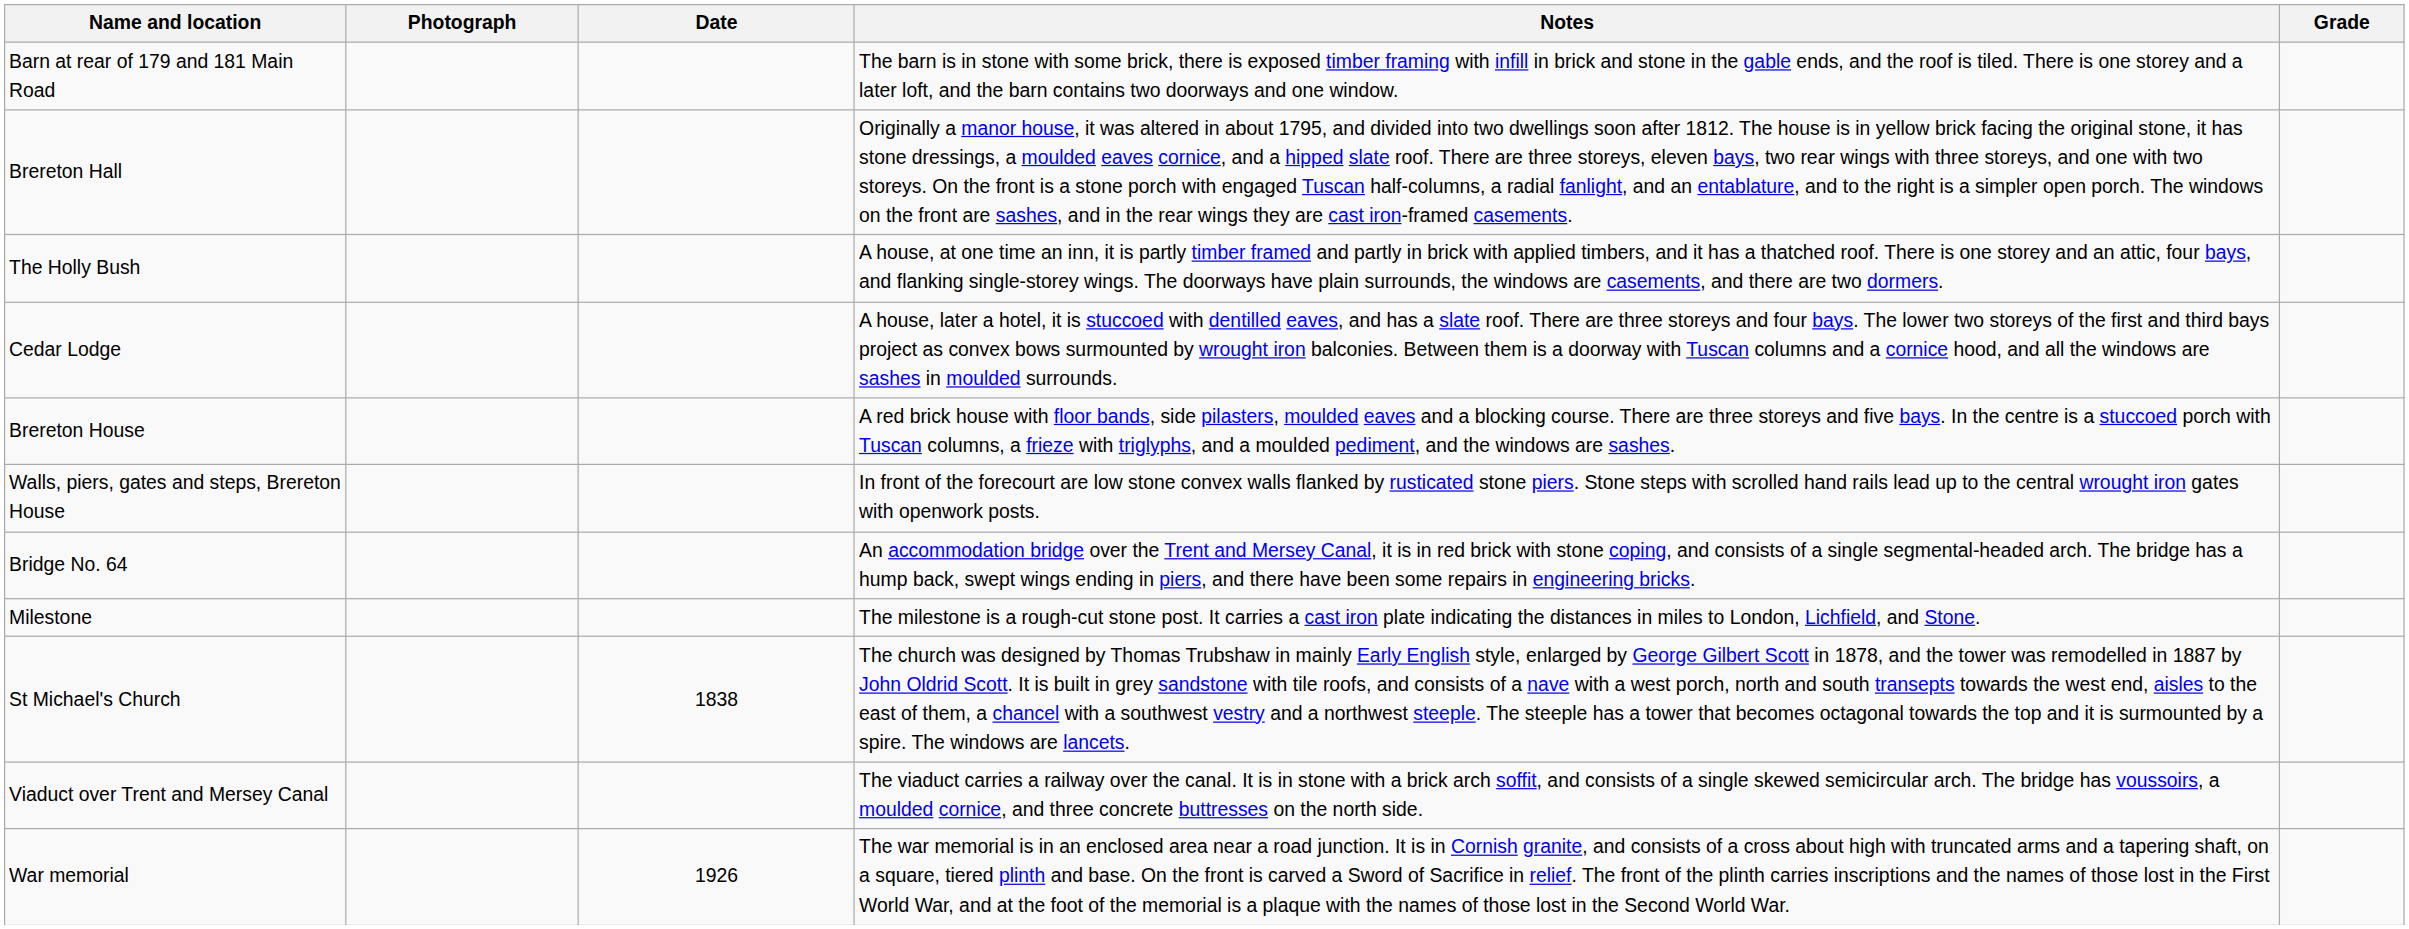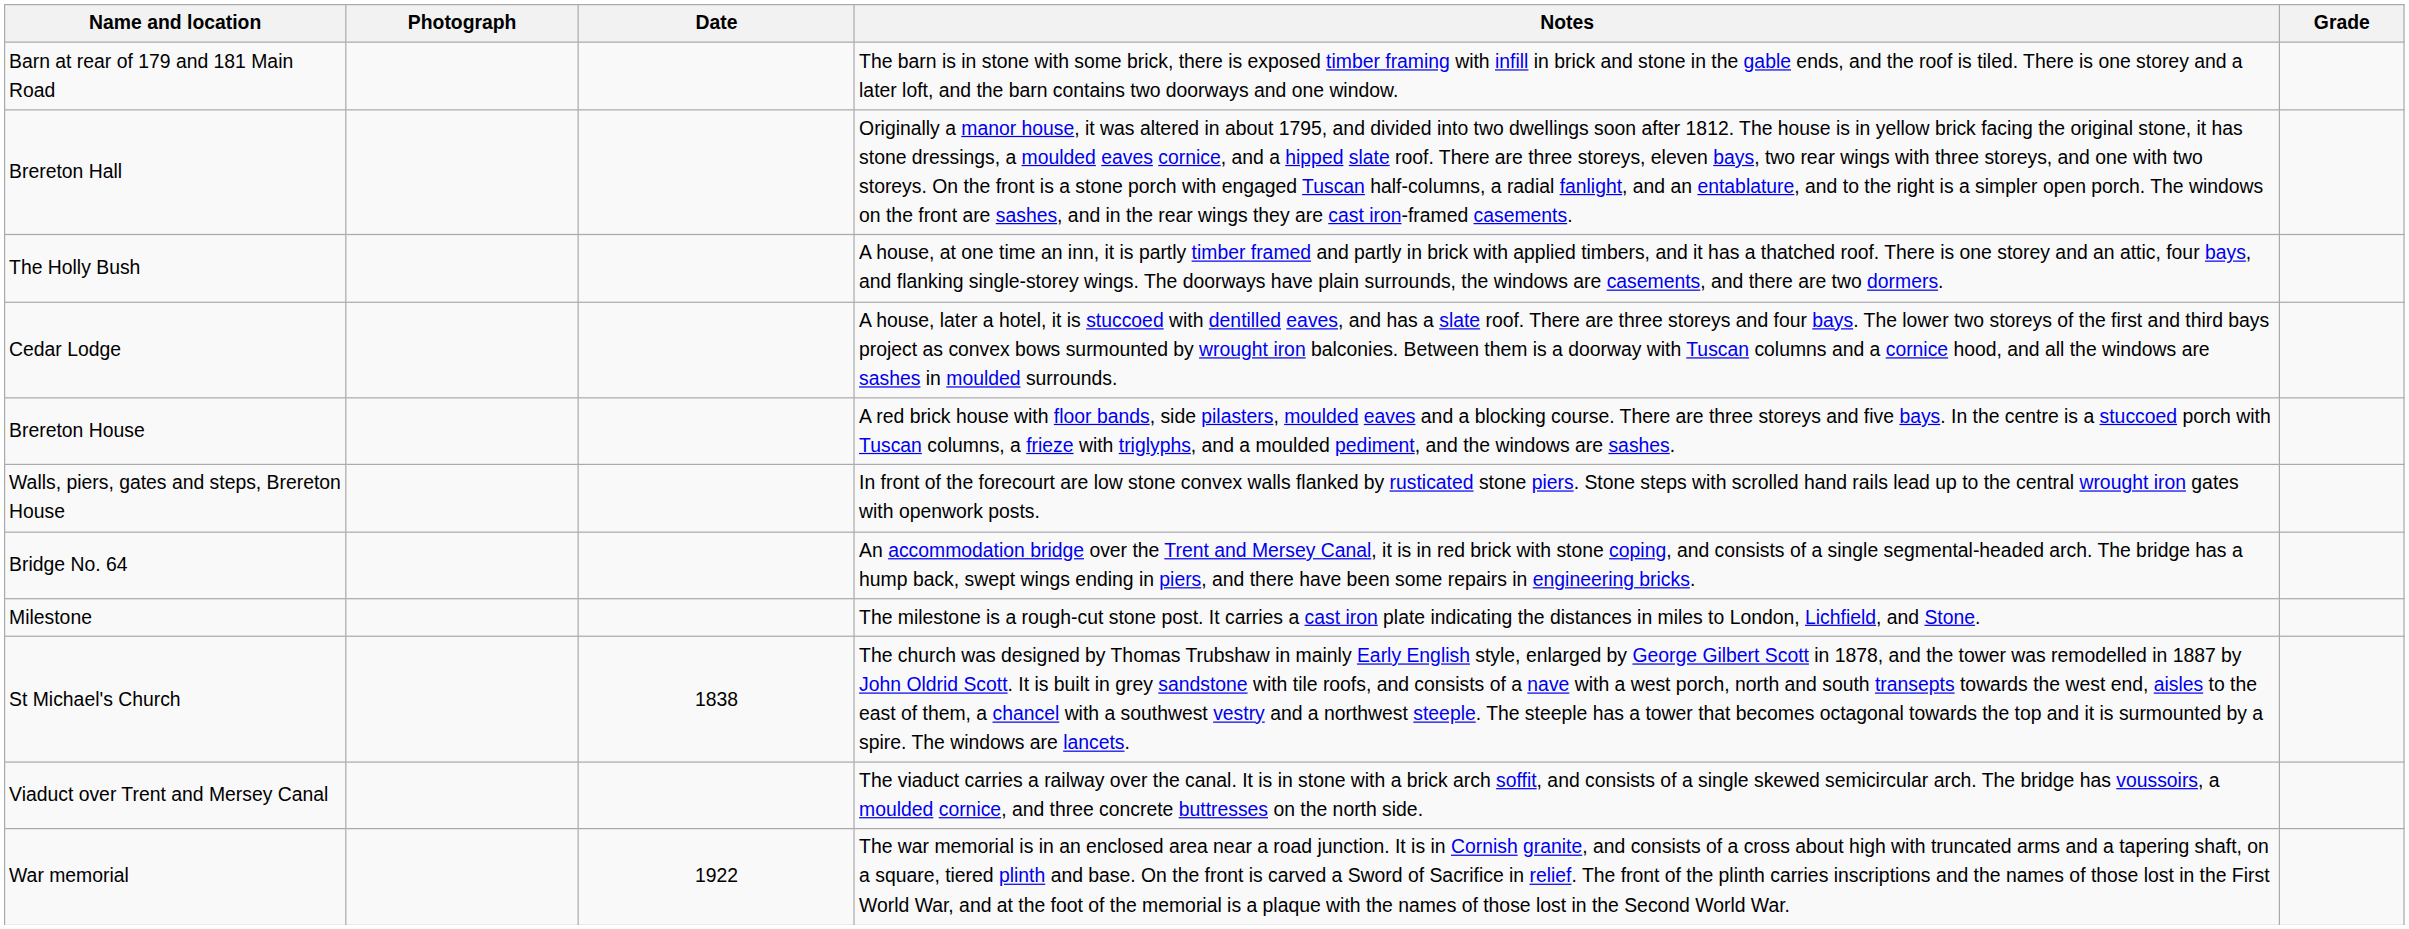(717, 876) 1926 -> (717, 876) 1922
